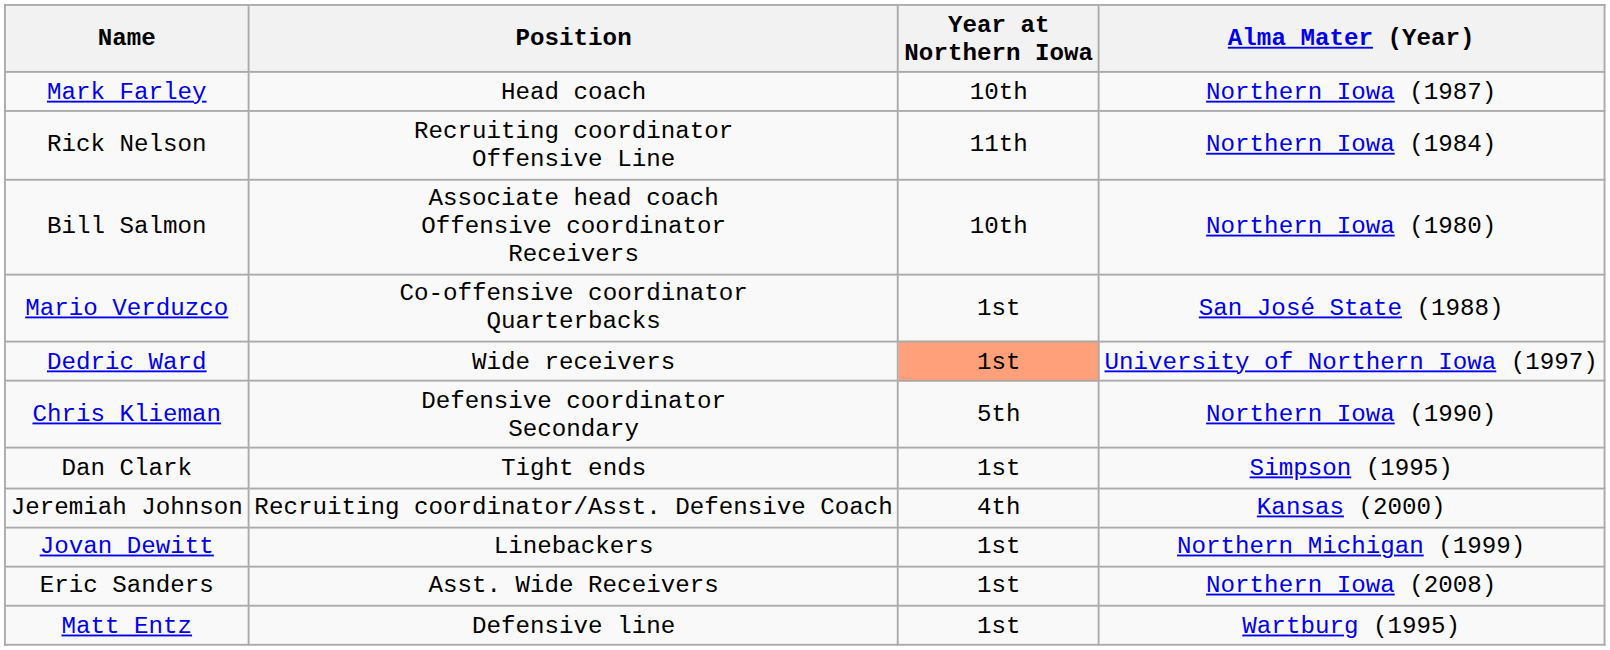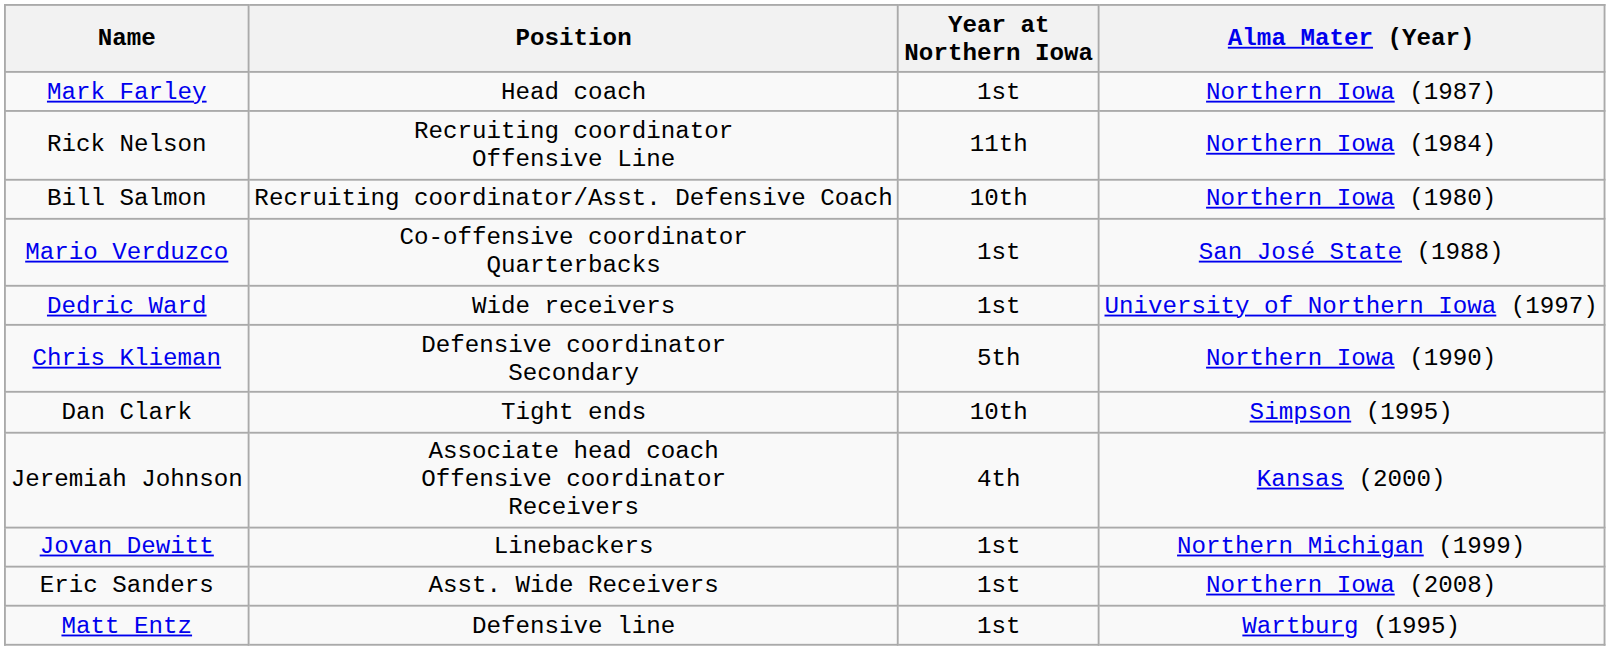(999, 92) 10th -> (999, 92) 1st
(574, 227) Associate head coach Offensive coordinator Receivers -> (574, 199) Recruiting coordinator/Asst. Defensive Coach
(999, 361) lightsalmon background -> (999, 305) no background
(999, 468) 1st -> (999, 412) 10th
(574, 507) Recruiting coordinator/Asst. Defensive Coach -> (574, 479) Associate head coach Offensive coordinator Receivers
